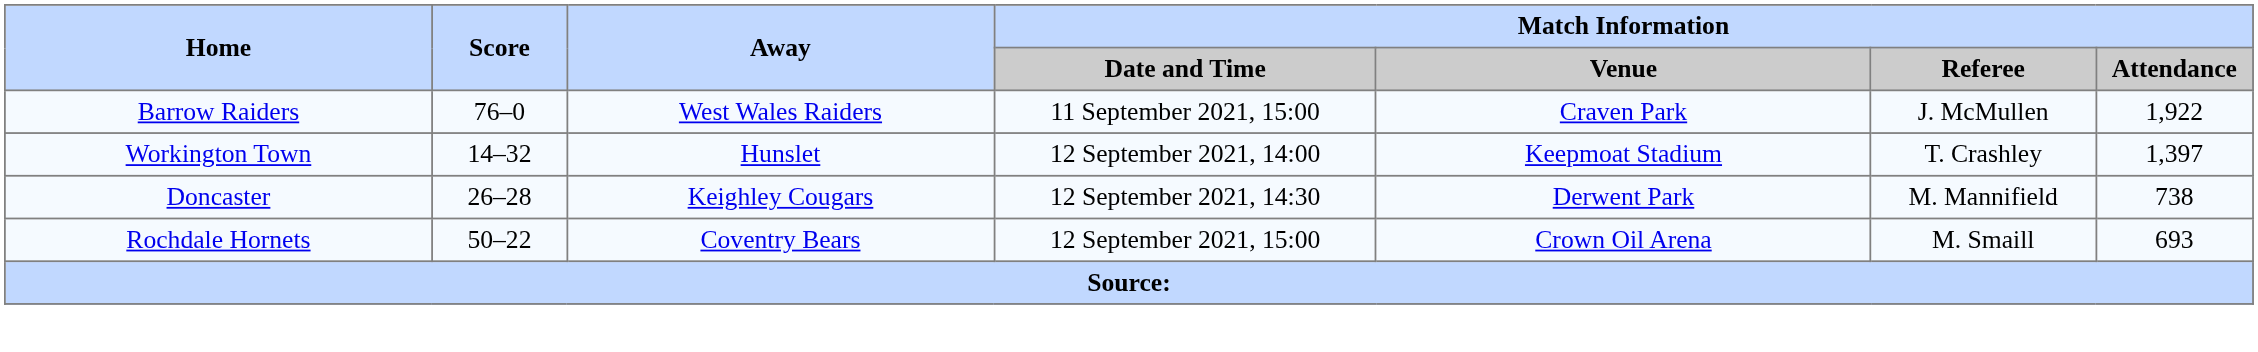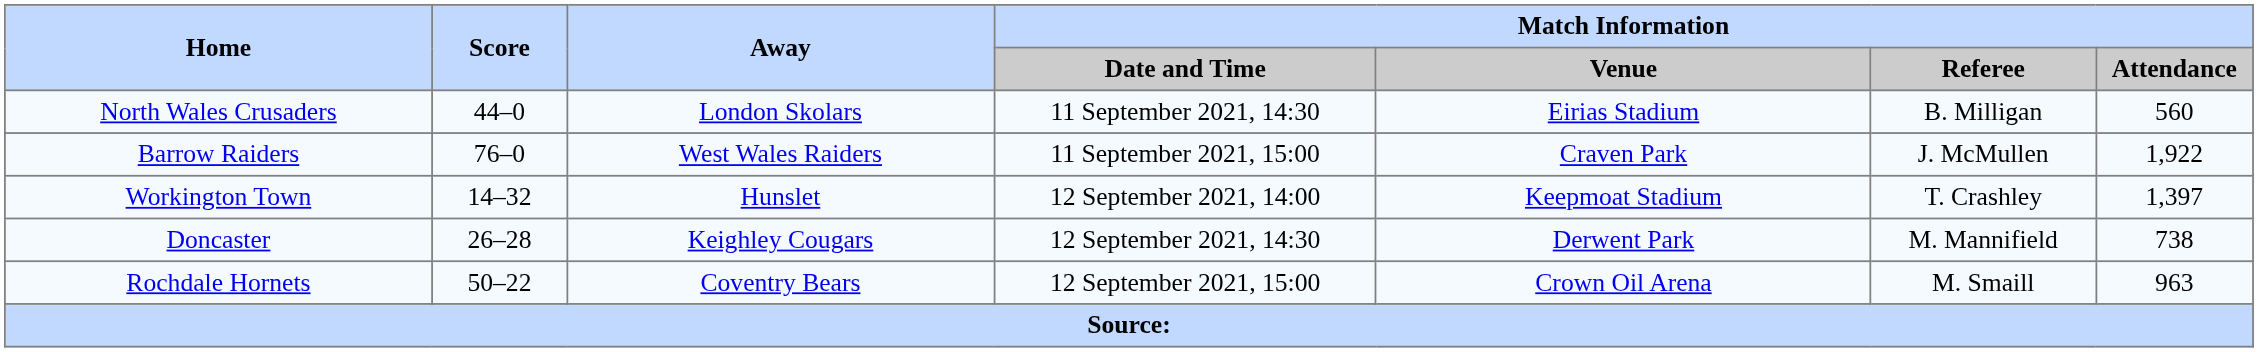+ row: (218, 111)
(2174, 239) 693 -> (2174, 282) 963
